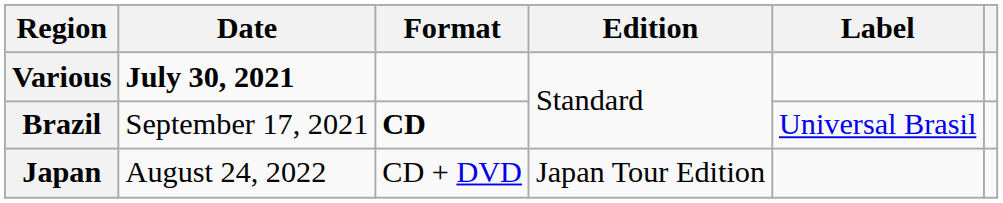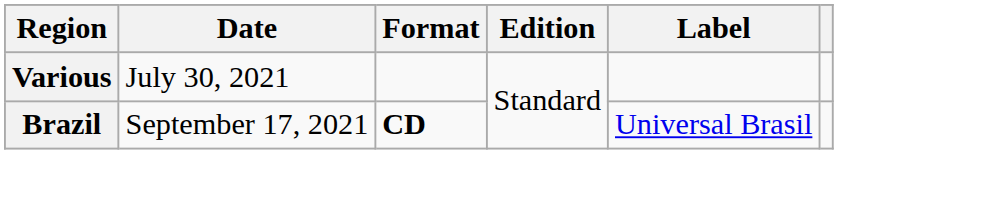(210, 76) bold -> (207, 76) normal
- row: (62, 172)
